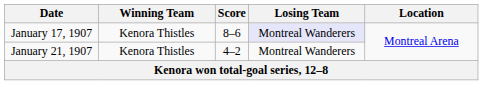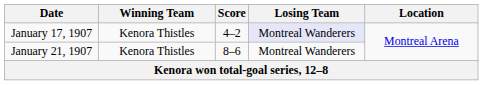(232, 32) 8–6 -> (232, 32) 4–2
(232, 51) 4–2 -> (232, 51) 8–6
